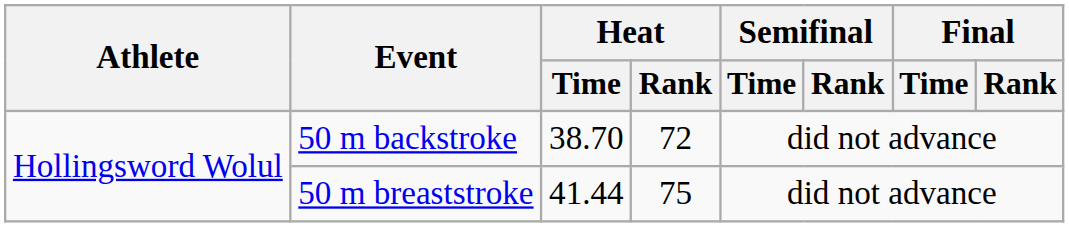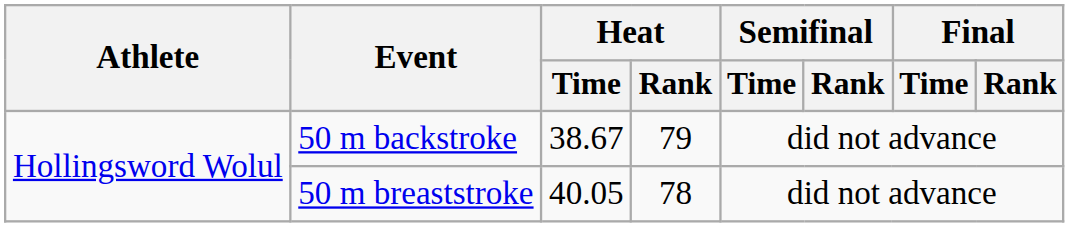(586, 138) 38.70 -> (586, 138) 38.67
(675, 138) 72 -> (675, 138) 79
(586, 193) 41.44 -> (586, 193) 40.05
(675, 193) 75 -> (675, 193) 78
